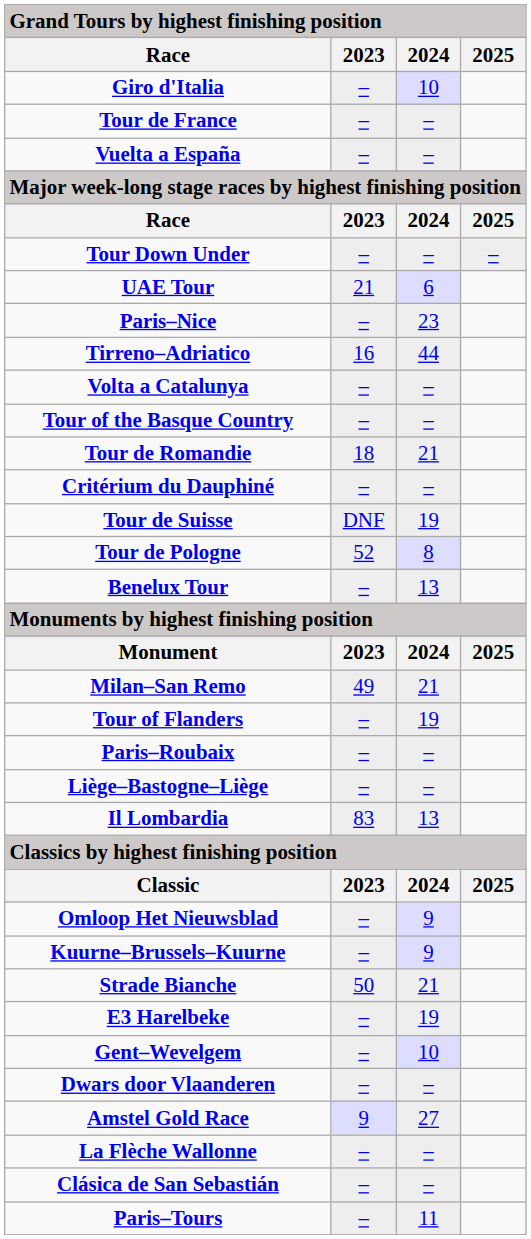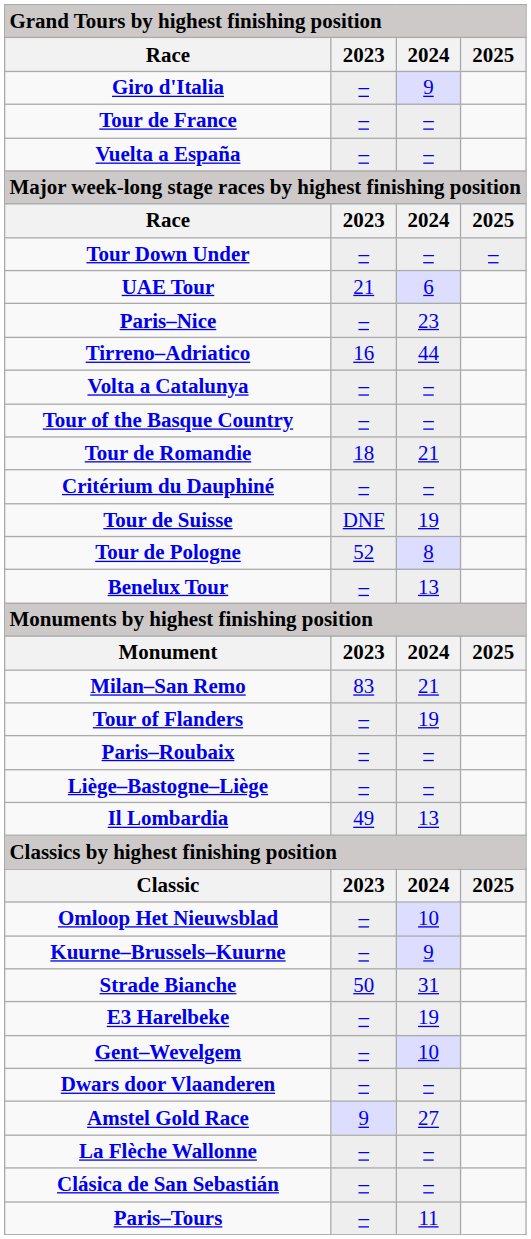(429, 87) 10 -> (429, 87) 9
(364, 685) 49 -> (364, 685) 83
(364, 818) 83 -> (364, 818) 49
(429, 918) 9 -> (429, 918) 10
(429, 985) 21 -> (429, 985) 31
